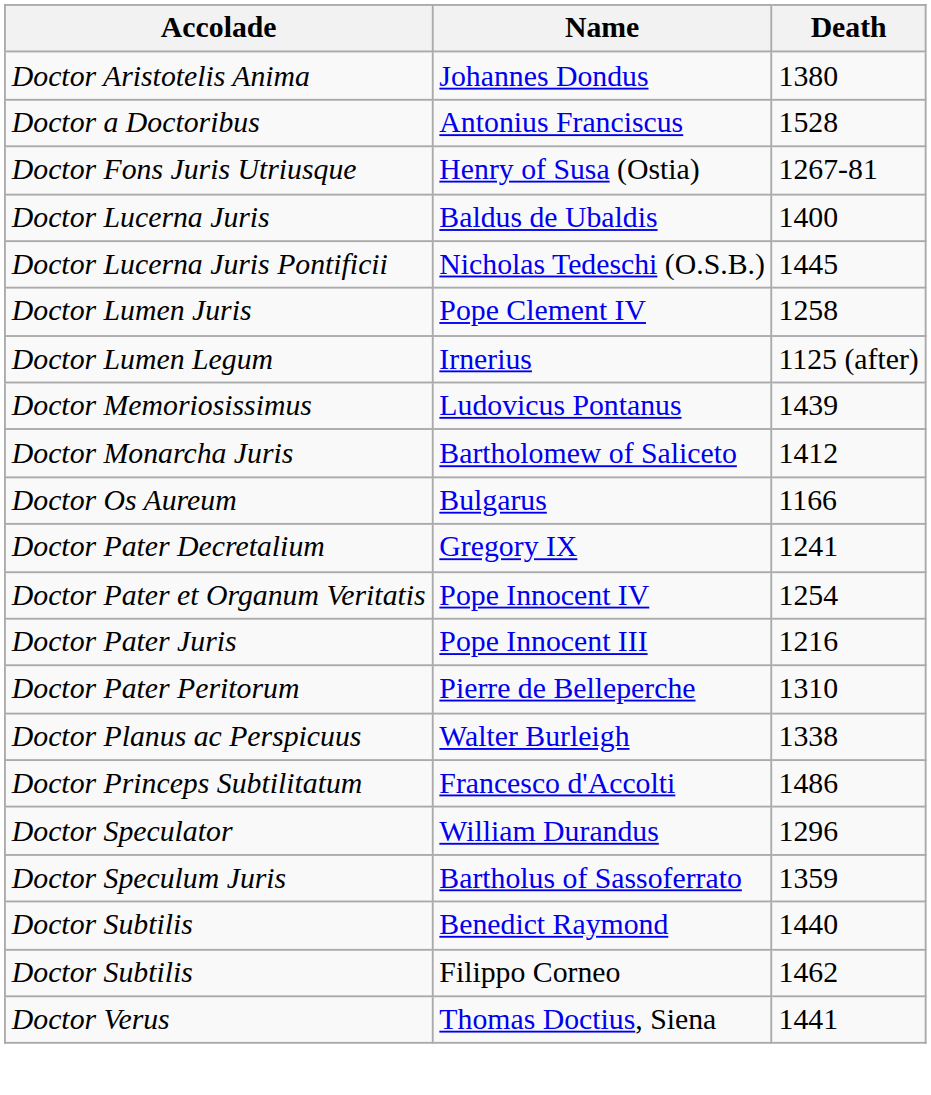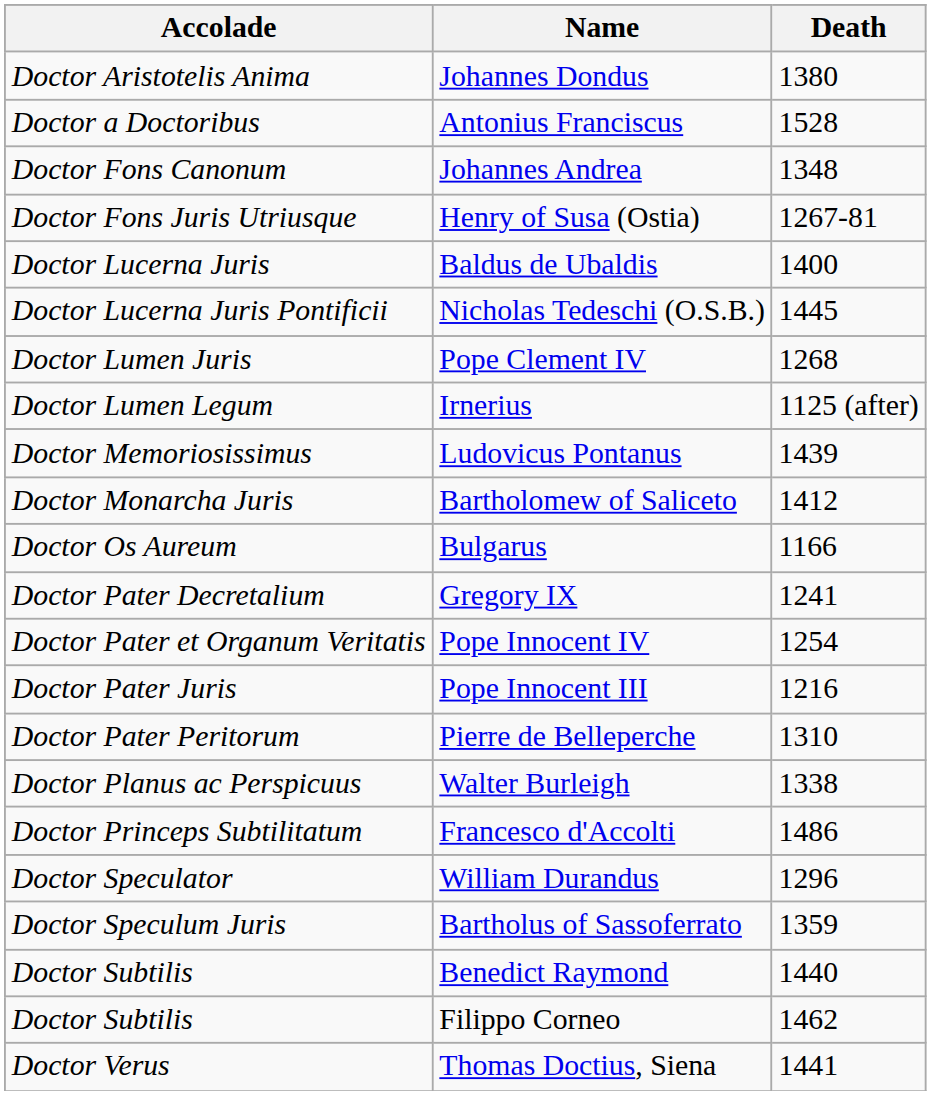+ row: (541, 169)
(808, 311) 1258 -> (808, 358) 1268
